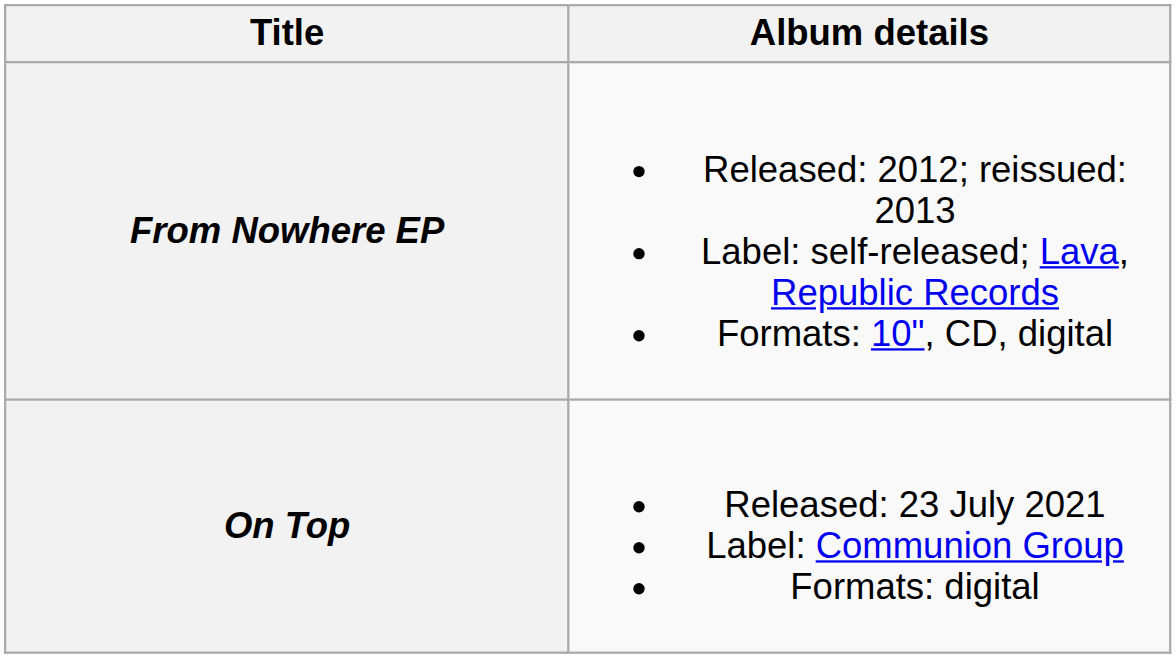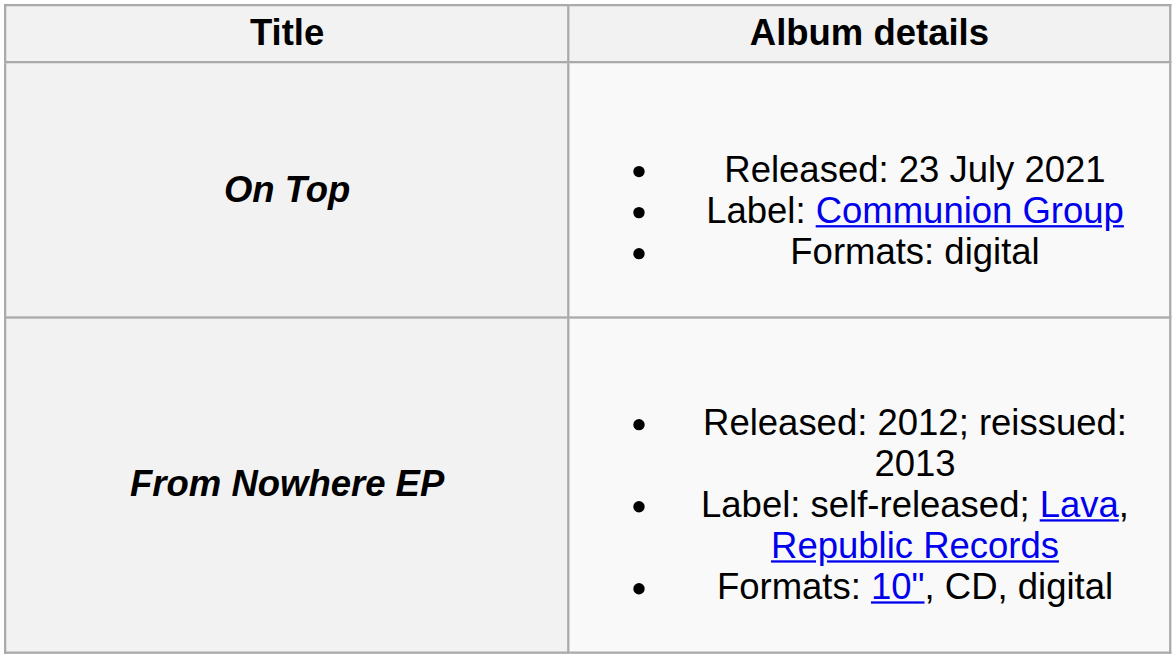rows swapped: (287, 230) <-> (287, 525)
